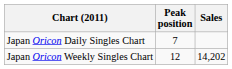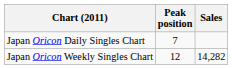(211, 56) 14,202 -> (211, 56) 14,282
